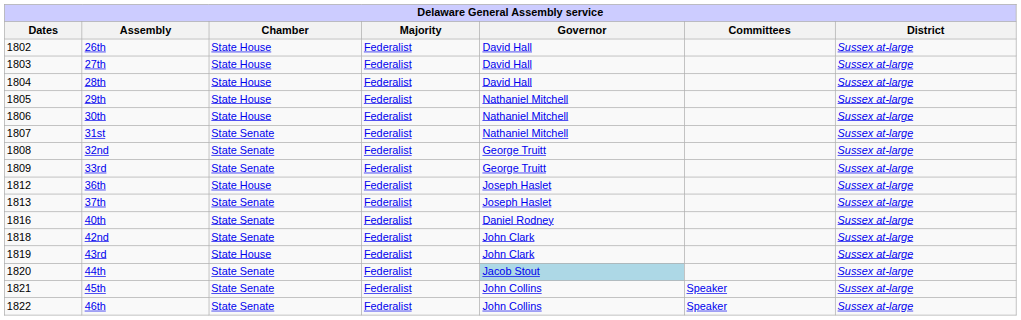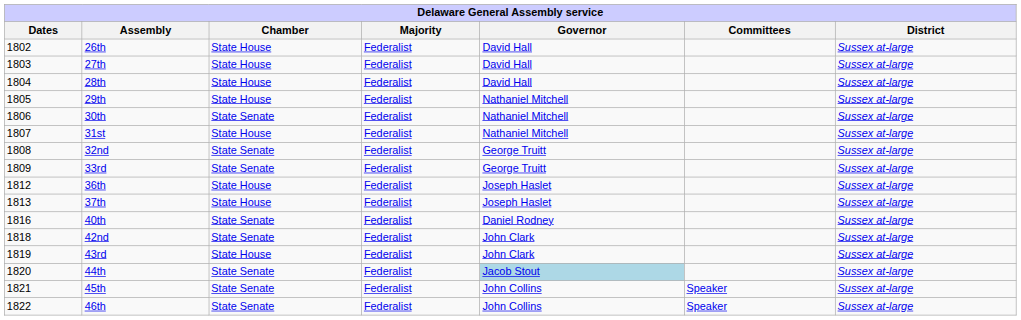(241, 116) State House -> (243, 116) State Senate
(243, 133) State Senate -> (241, 133) State House
(243, 202) State Senate -> (241, 202) State House
